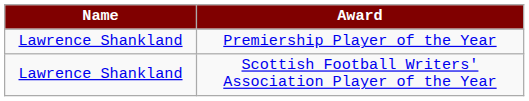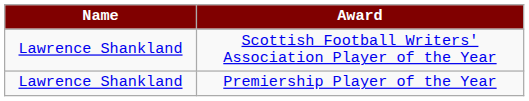rows swapped: (360, 42) <-> (360, 75)
